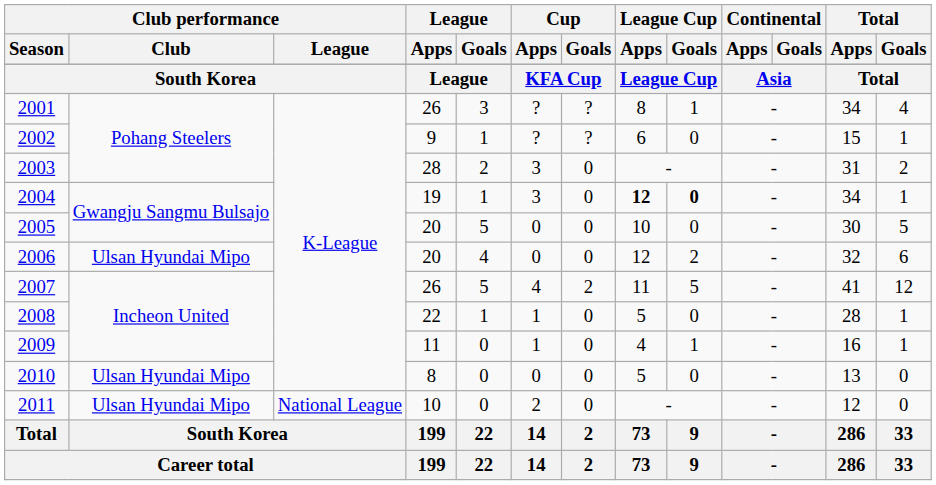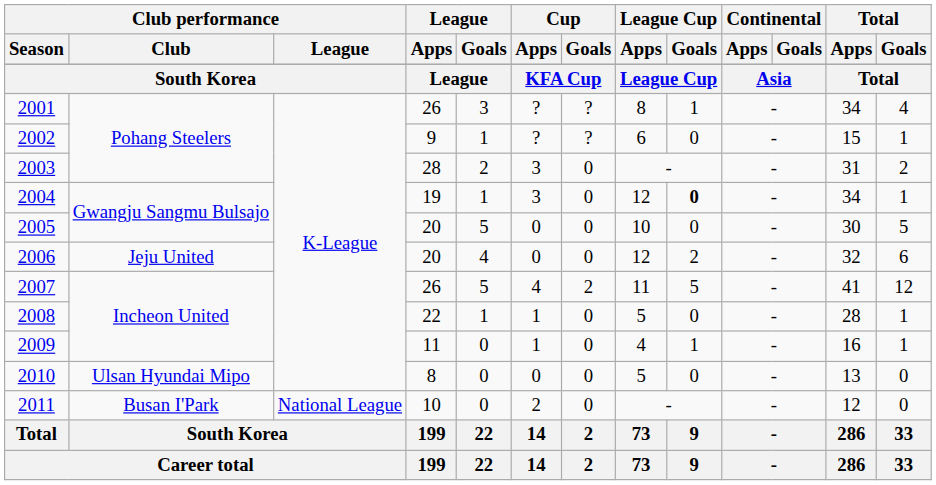(641, 197) bold -> (641, 197) normal
(171, 256) Ulsan Hyundai Mipo -> (171, 256) Jeju United
(171, 405) Ulsan Hyundai Mipo -> (171, 405) Busan I'Park
